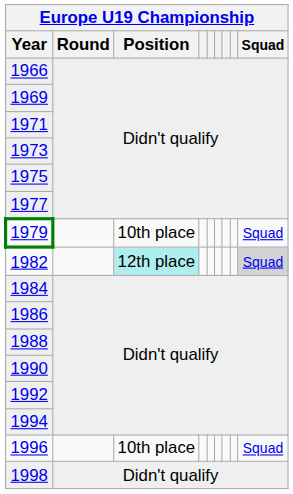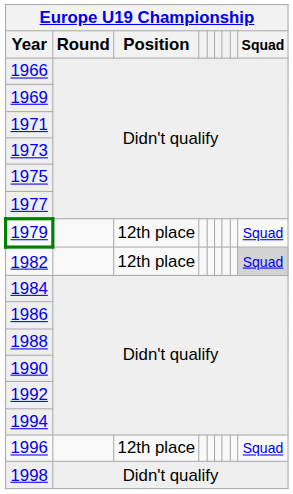(156, 233) 10th place -> (156, 233) 12th place
(156, 261) paleturquoise background -> (156, 261) no background
(156, 448) 10th place -> (156, 448) 12th place
